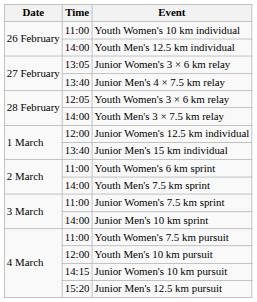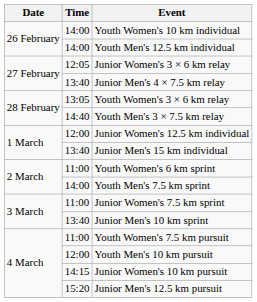(77, 30) 11:00 -> (77, 30) 14:00
(77, 64) 13:05 -> (77, 64) 12:05
(77, 99) 12:05 -> (77, 99) 13:05
(77, 116) 14:00 -> (77, 116) 14:40
(77, 220) 14:00 -> (77, 220) 13:40
